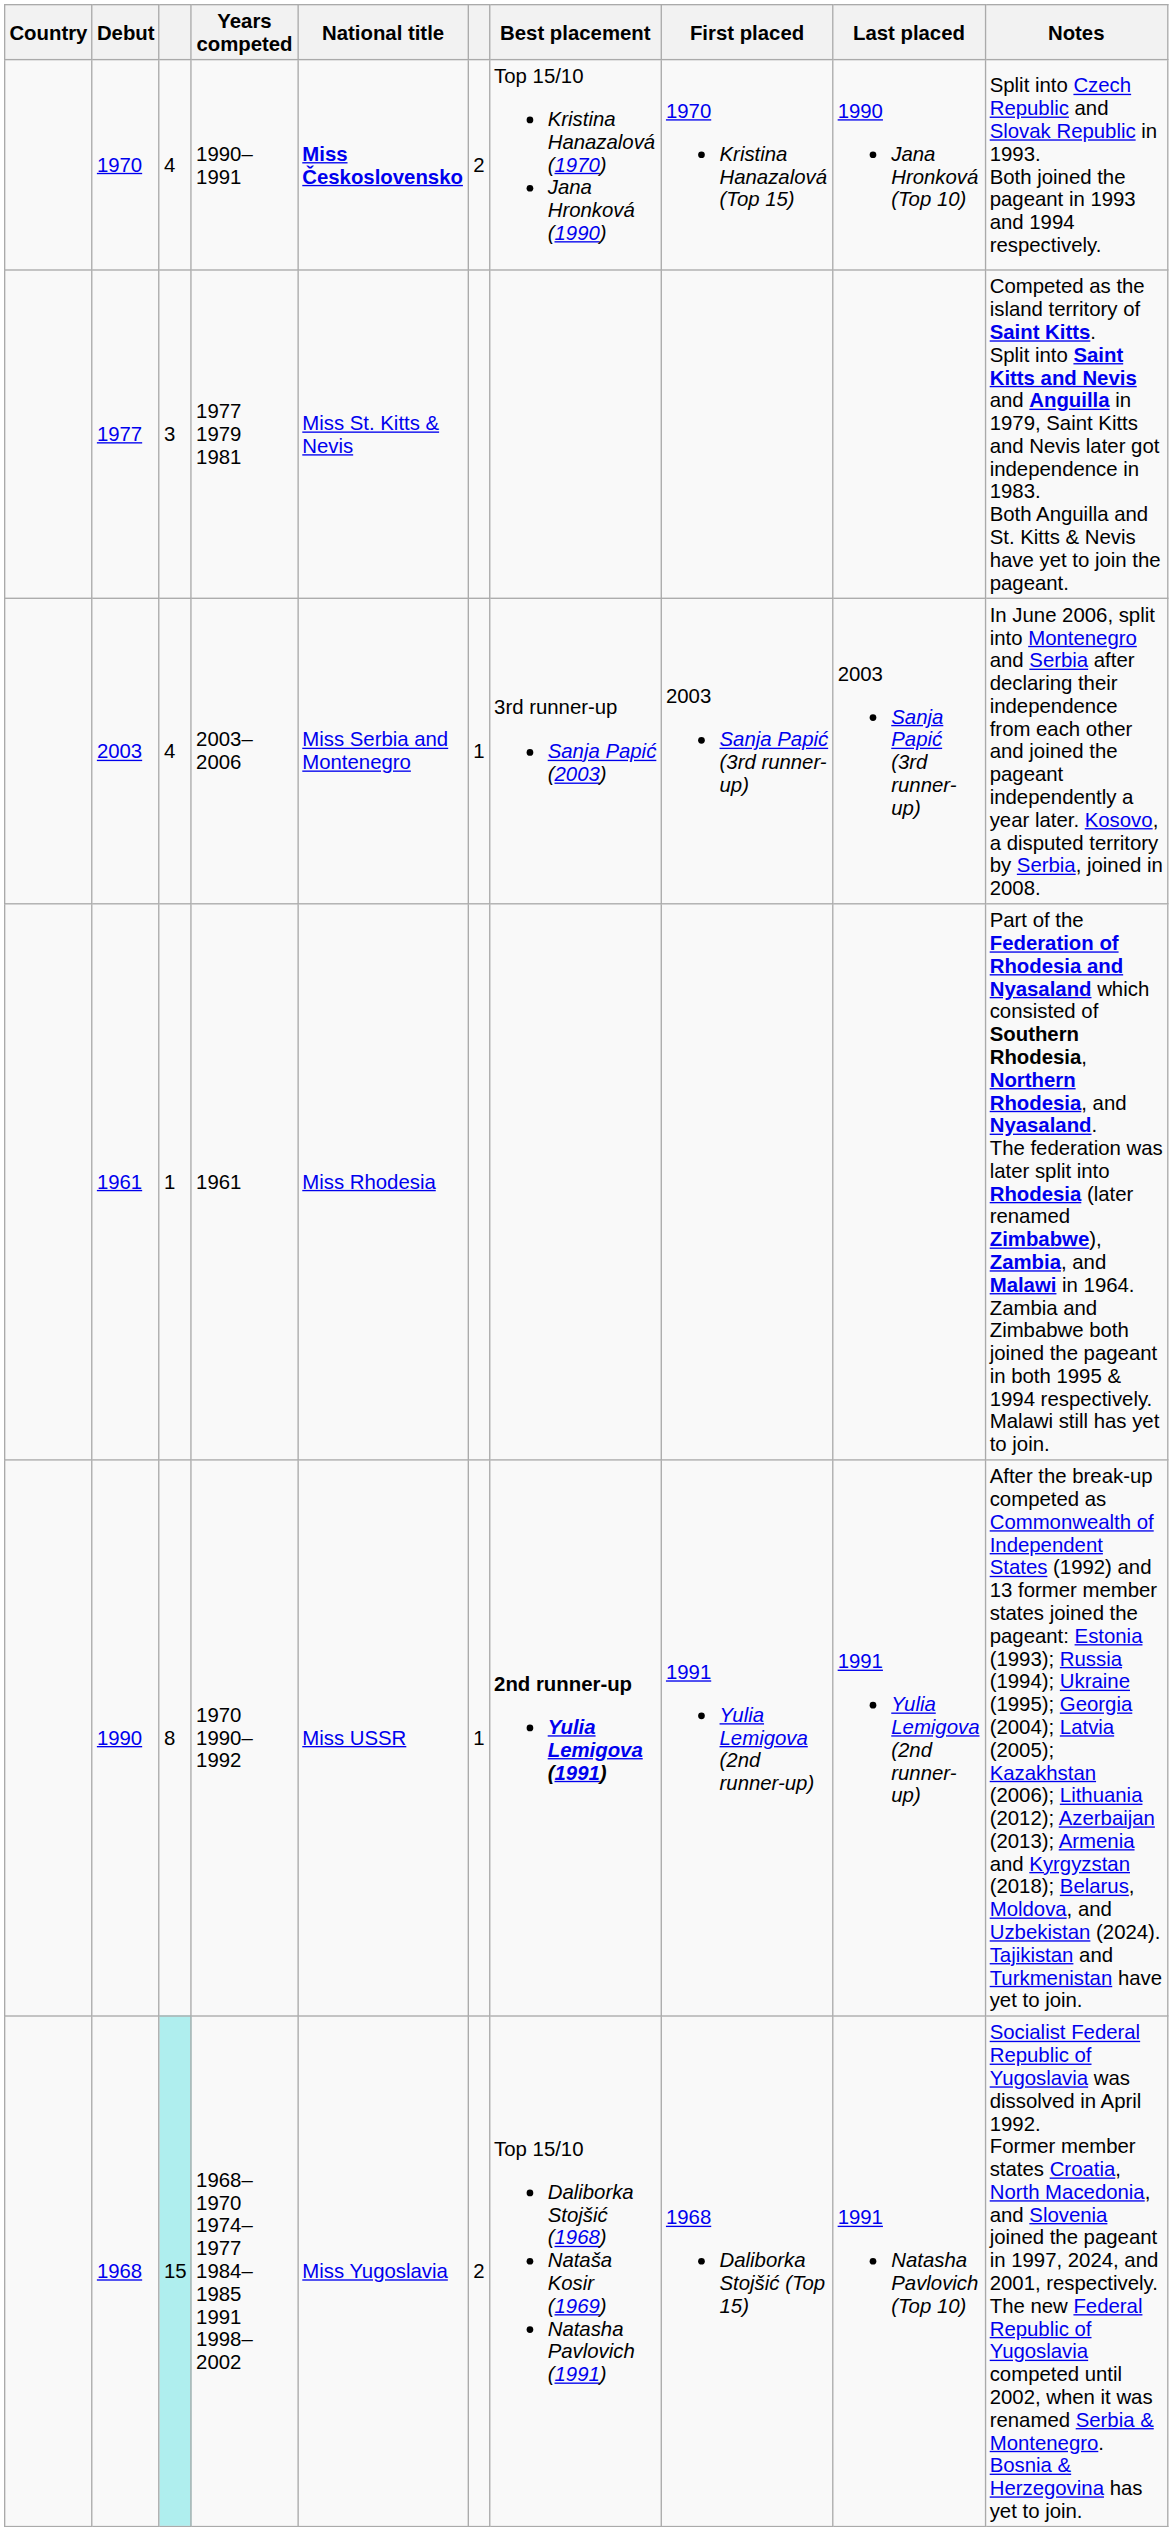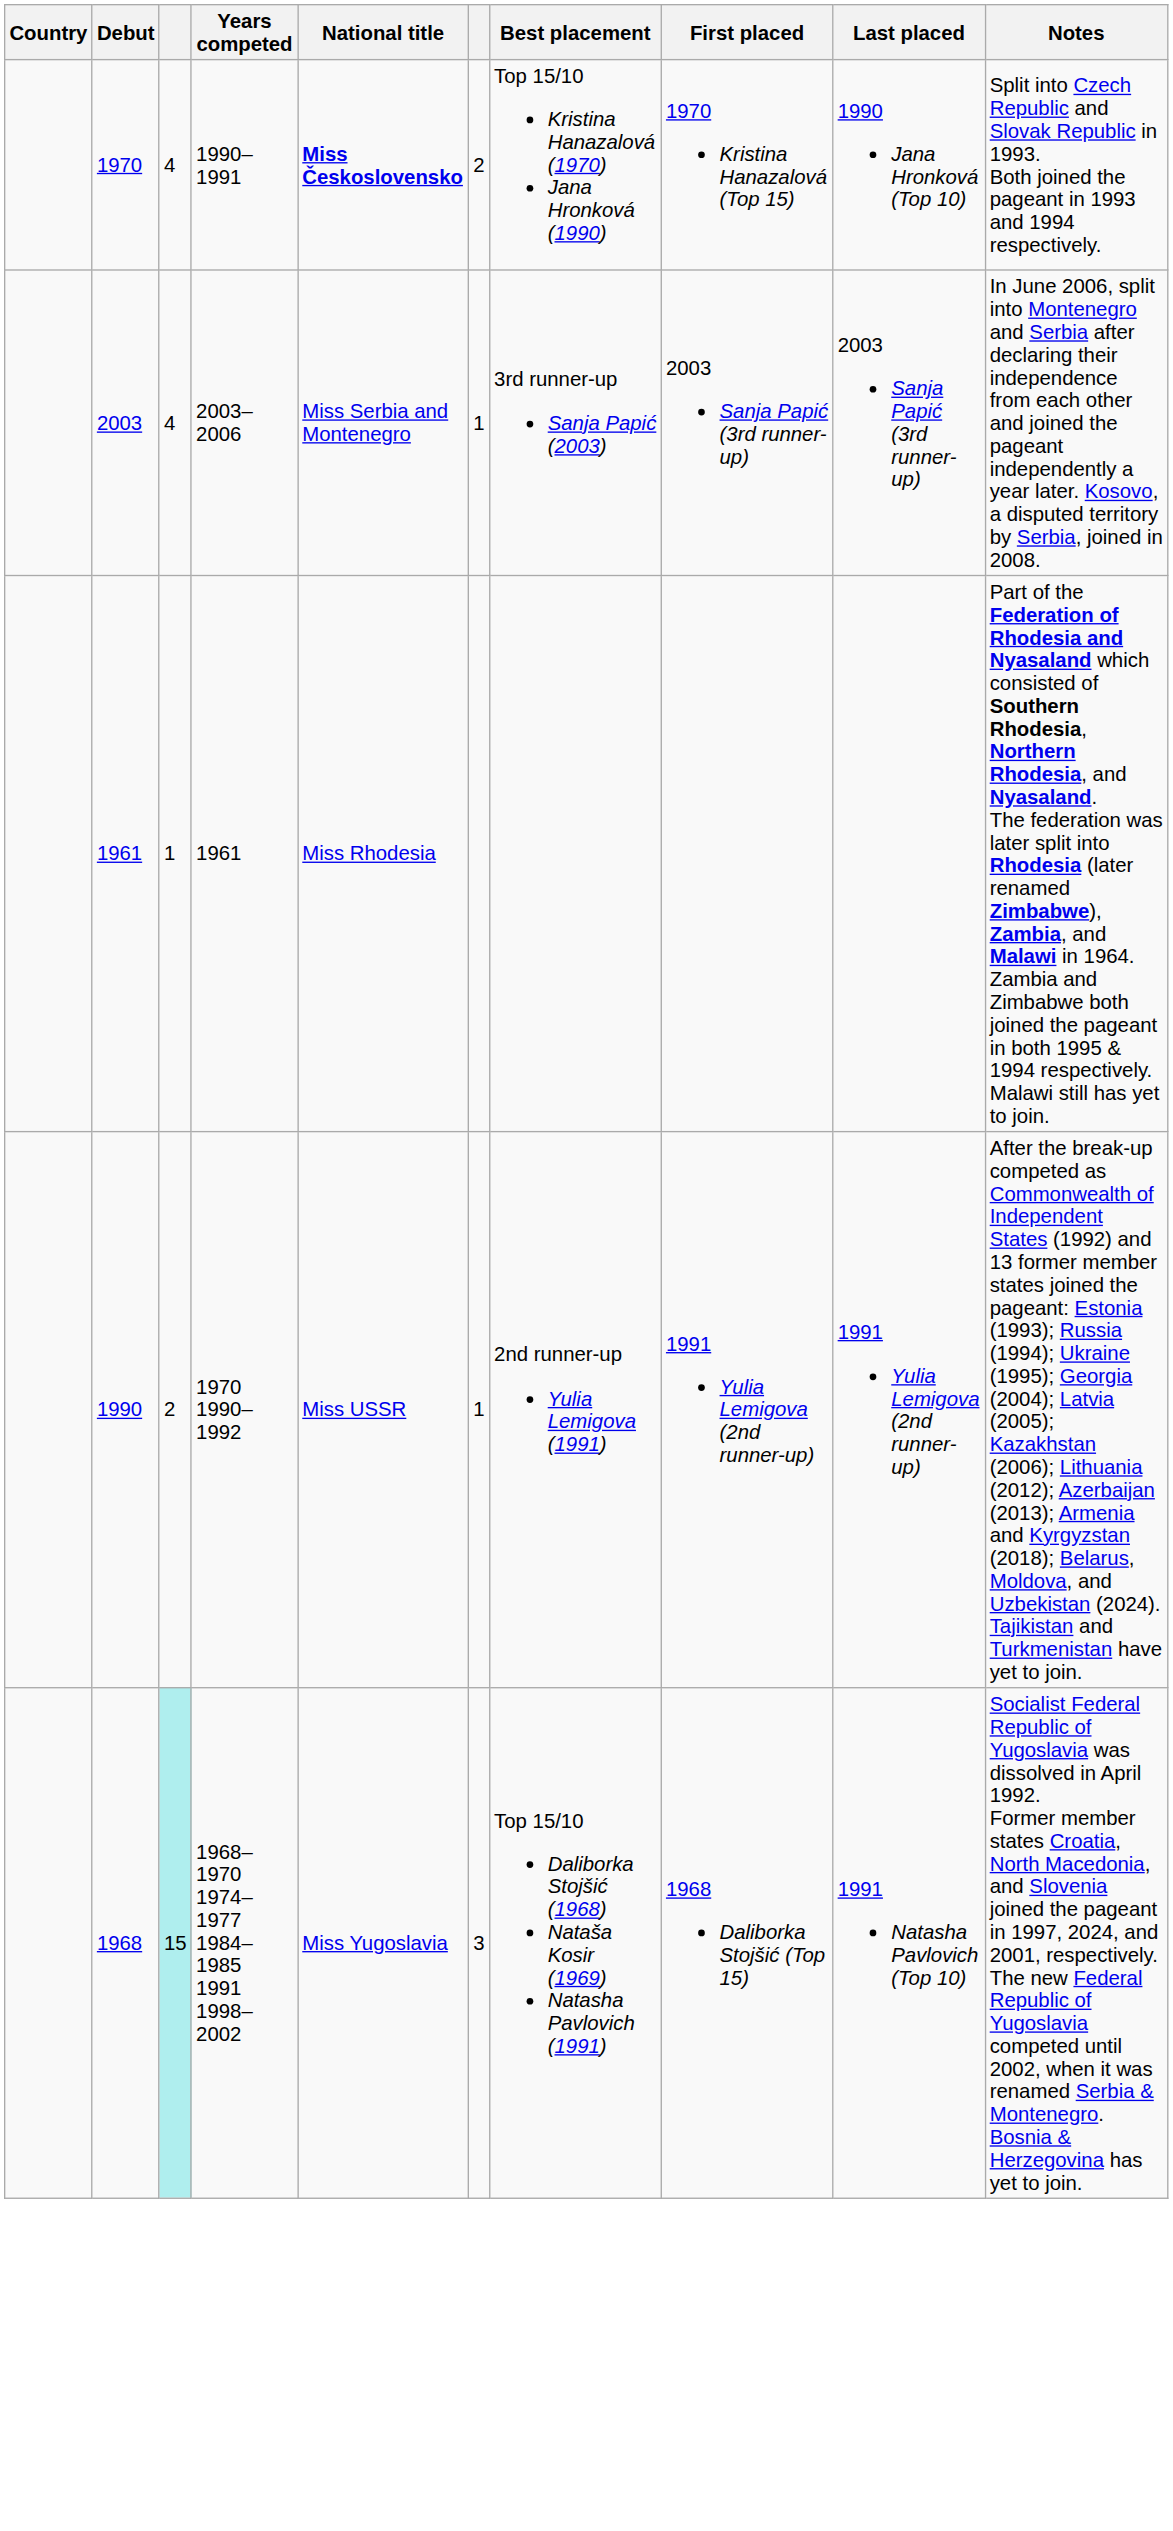- row: (120, 434)
(170, 1738) 8 -> (170, 1409) 2
(575, 1728) bold -> (575, 1399) normal
(479, 2271) 2 -> (479, 1943) 3
